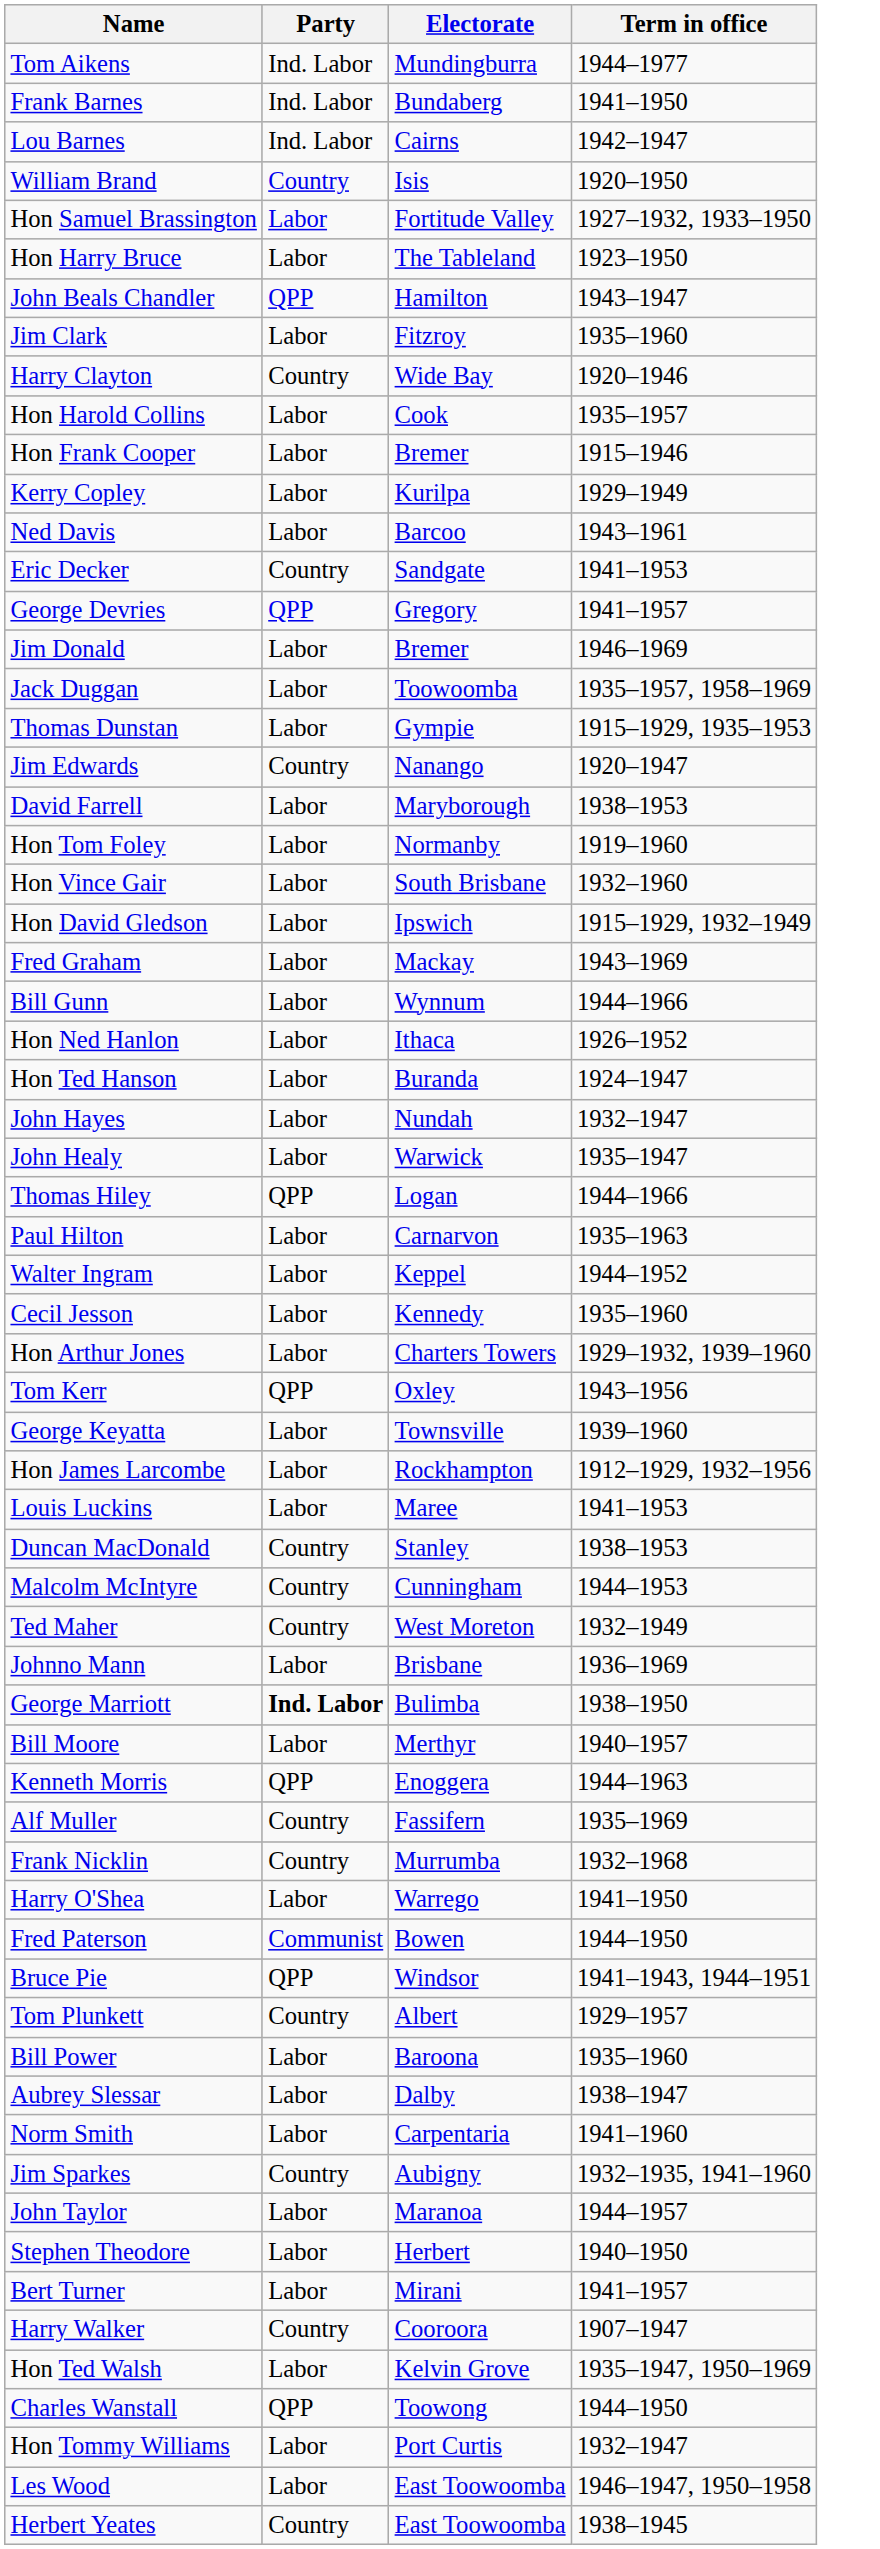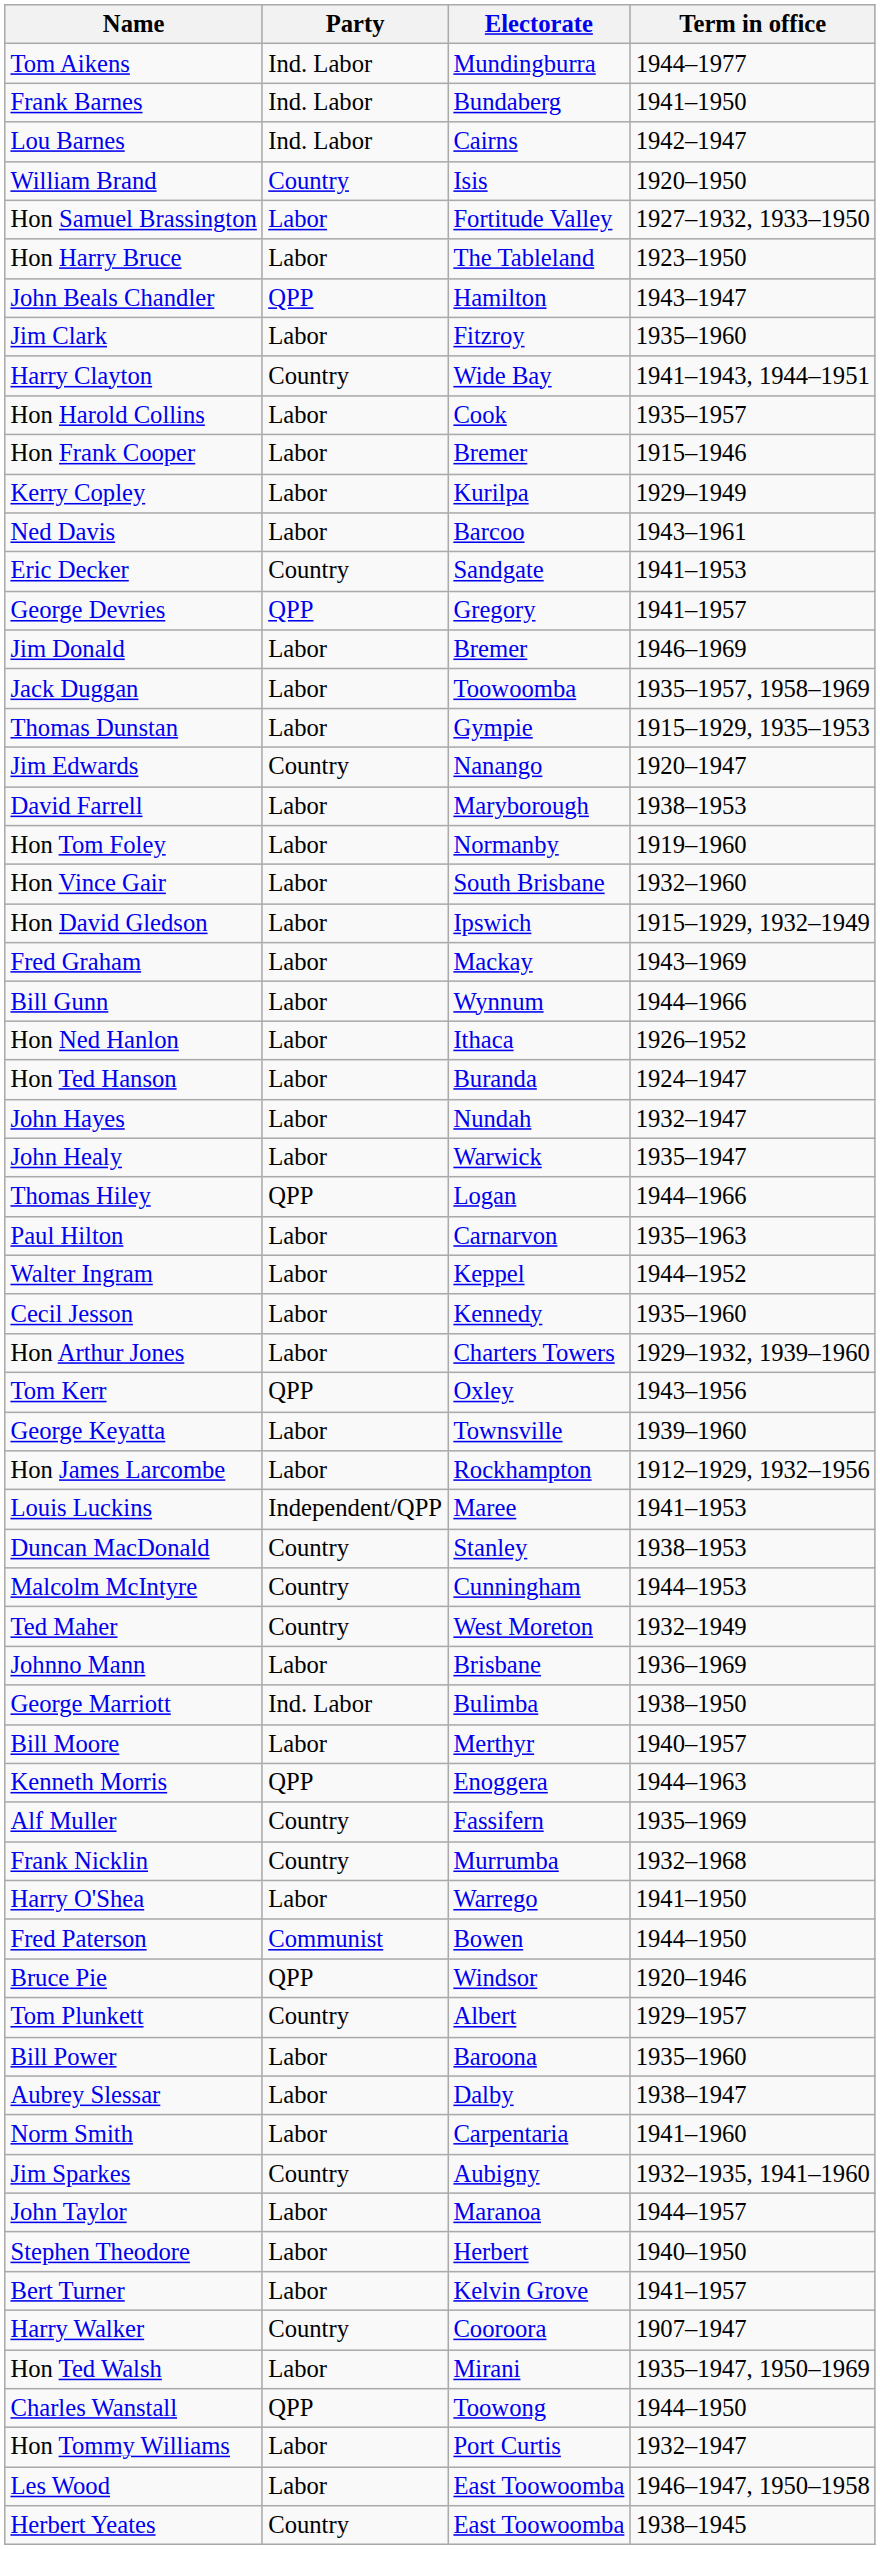(632, 375) 1920–1946 -> (753, 375) 1941–1943, 1944–1951
(298, 1508) Labor -> (355, 1508) Independent/QPP
(326, 1704) bold -> (320, 1704) normal
(694, 1977) 1941–1943, 1944–1951 -> (691, 1977) 1920–1946
(428, 2290) Mirani -> (521, 2290) Kelvin Grove
(462, 2368) Kelvin Grove -> (487, 2368) Mirani
